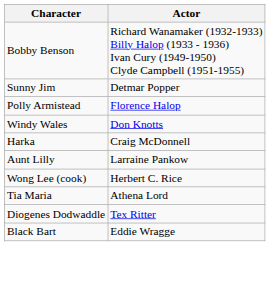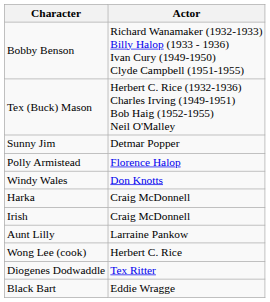+ row: (49, 107)
+ row: (17, 216)
- row: (29, 195)
